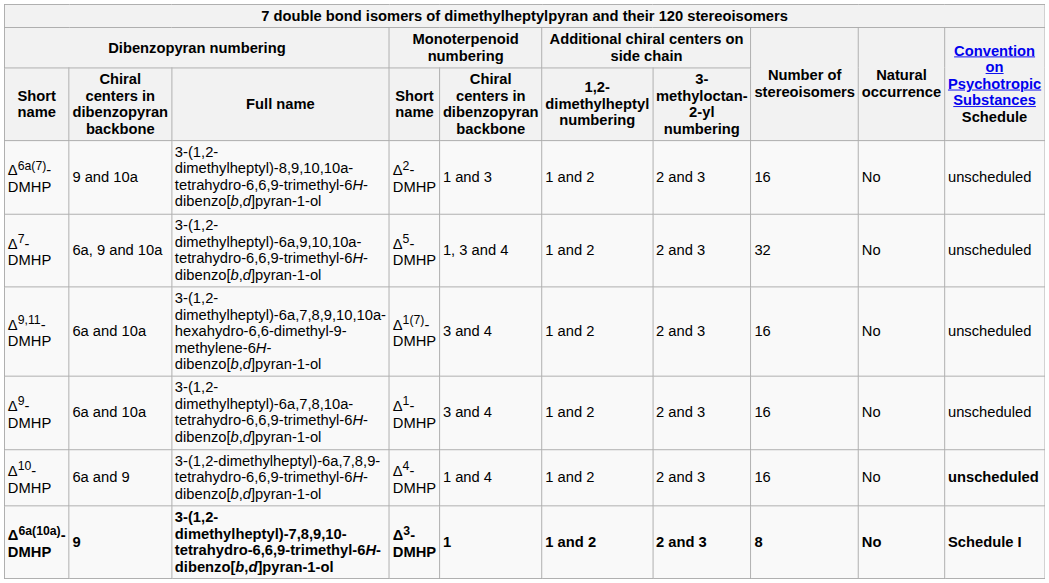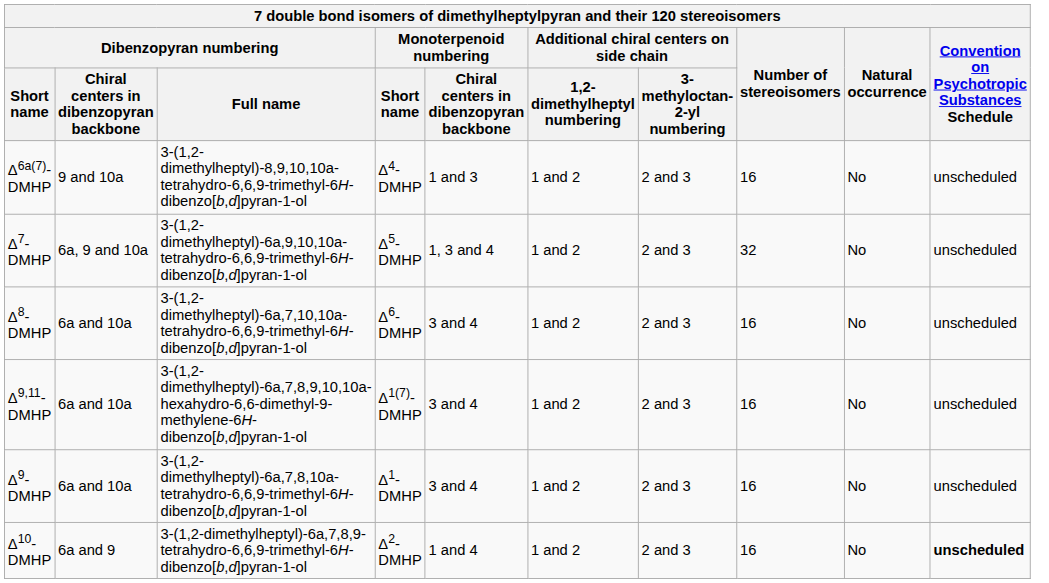(414, 177) Δ2-DMHP -> (400, 177) Δ4-DMHP
+ row: (30, 323)
(414, 477) Δ4-DMHP -> (400, 550) Δ2-DMHP
- row: (37, 542)
